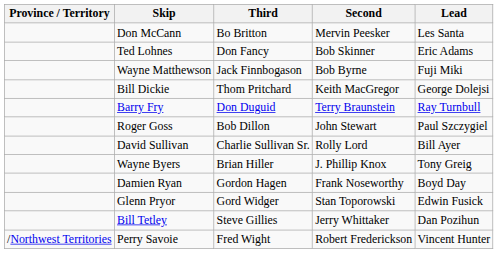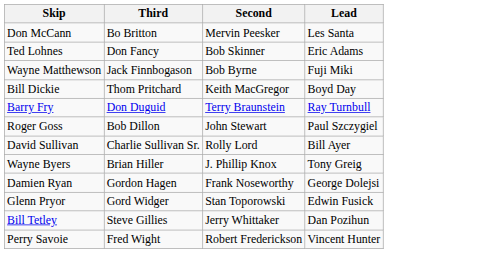- column: (59, 13)
(453, 88) George Dolejsi -> (332, 88) Boyd Day
(442, 182) Boyd Day -> (344, 182) George Dolejsi
